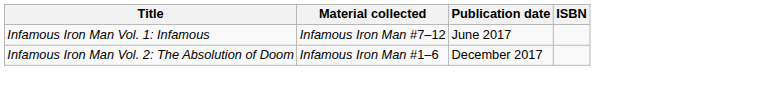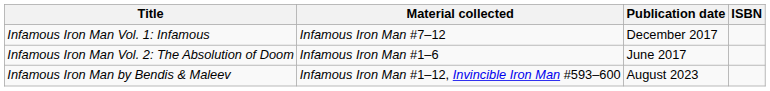(481, 34) June 2017 -> (672, 34) December 2017
(497, 55) December 2017 -> (656, 55) June 2017
+ row: (119, 75)
